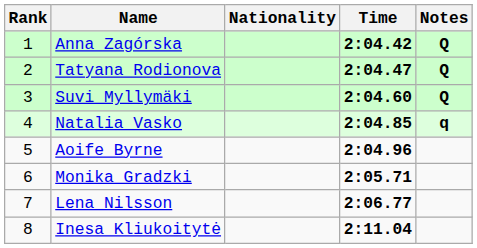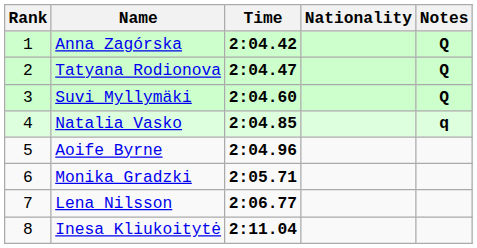columns swapped: (282, 18) <-> (378, 18)
